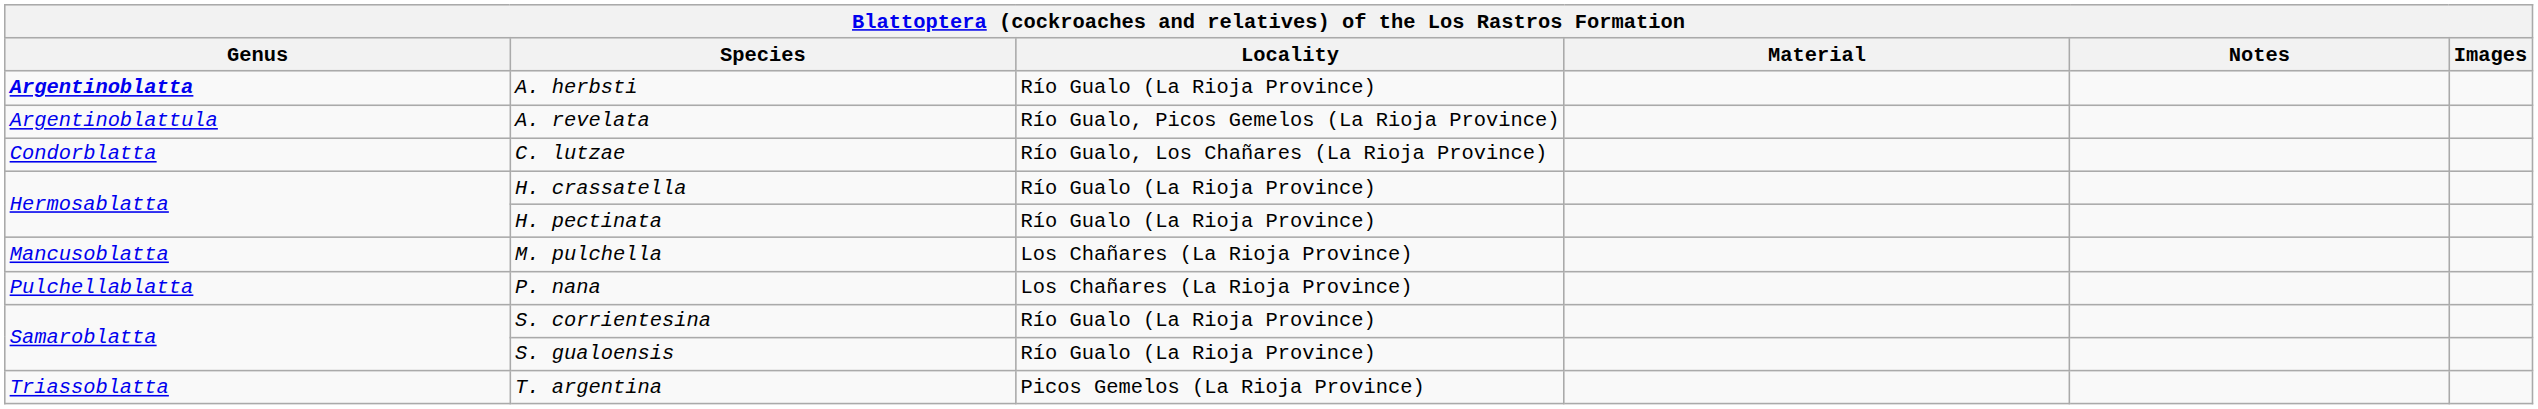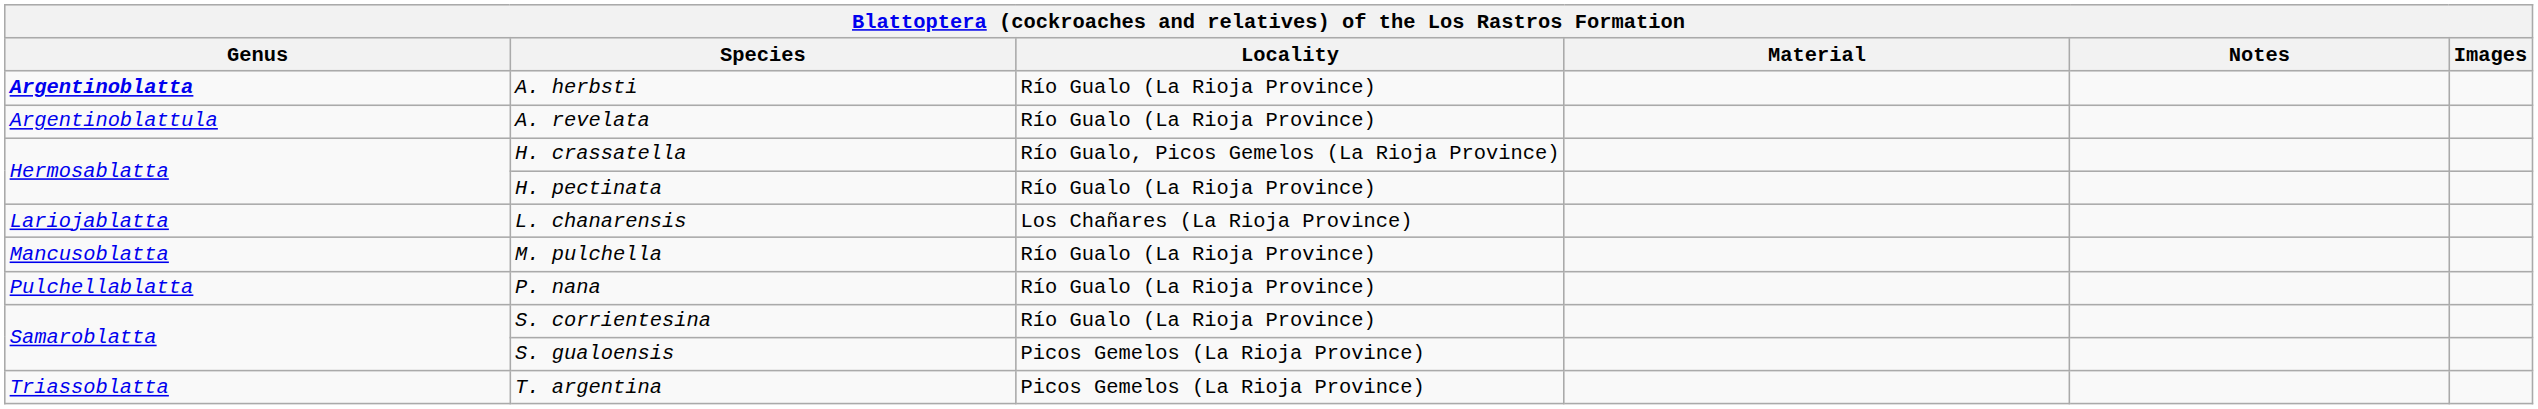(1290, 121) Río Gualo, Picos Gemelos (La Rioja Province) -> (1198, 121) Río Gualo (La Rioja Province)
- row: (570, 154)
(1198, 188) Río Gualo (La Rioja Province) -> (1290, 154) Río Gualo, Picos Gemelos (La Rioja Province)
+ row: (601, 221)
(1217, 254) Los Chañares (La Rioja Province) -> (1198, 254) Río Gualo (La Rioja Province)
(1217, 288) Los Chañares (La Rioja Province) -> (1198, 288) Río Gualo (La Rioja Province)
(1198, 354) Río Gualo (La Rioja Province) -> (1223, 354) Picos Gemelos (La Rioja Province)
